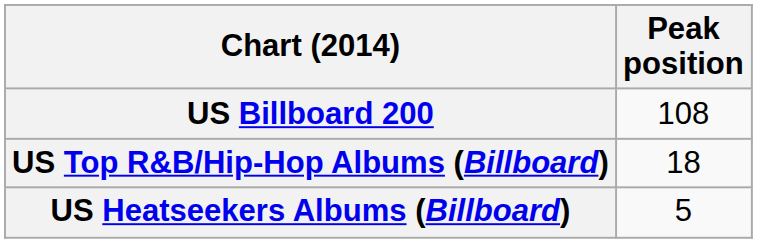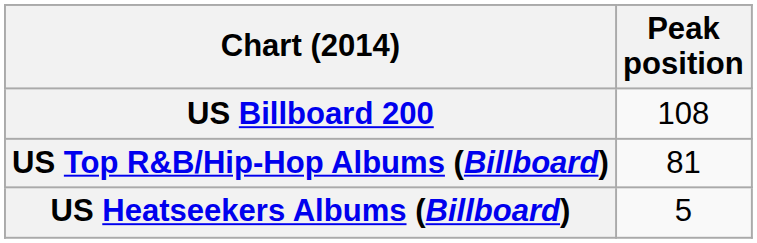(683, 162) 18 -> (683, 162) 81
